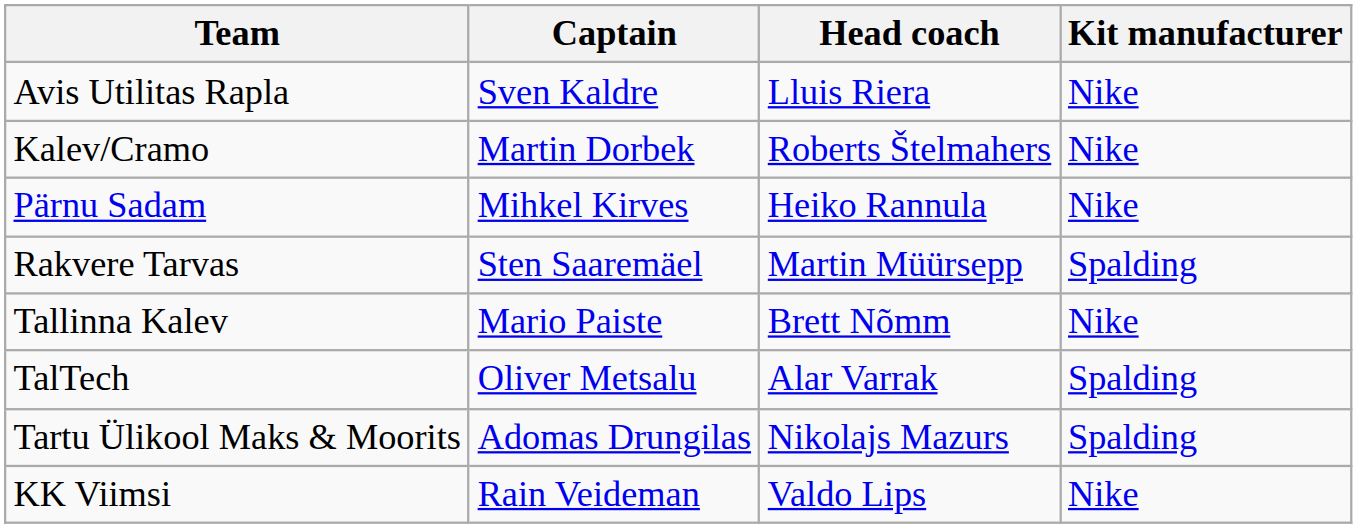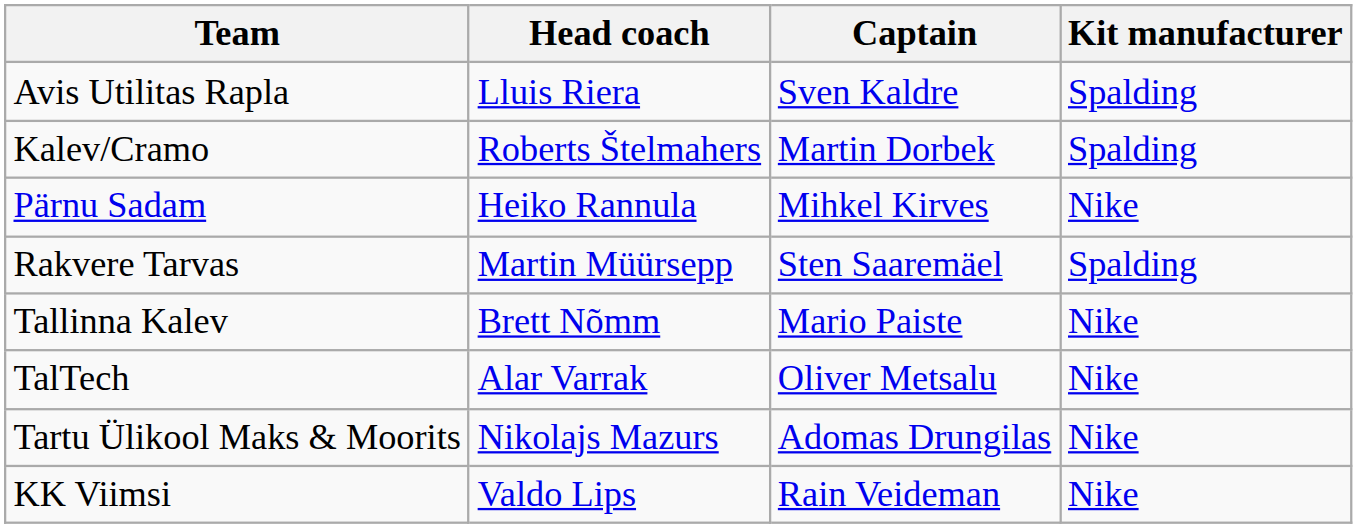columns swapped: (909, 33) <-> (614, 33)
(1103, 90) Nike -> (1133, 90) Spalding
(1103, 148) Nike -> (1133, 148) Spalding
(1133, 378) Spalding -> (1103, 378) Nike
(1133, 436) Spalding -> (1103, 436) Nike
